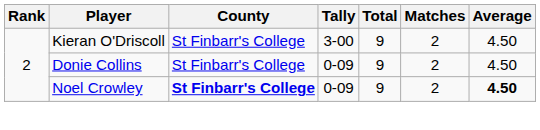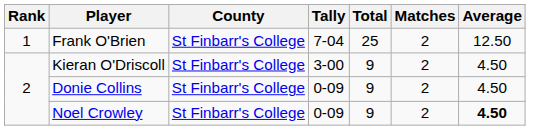+ row: (99, 40)
(243, 88) bold -> (238, 112) normal
